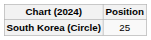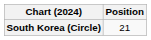(125, 27) 25 -> (125, 27) 21
